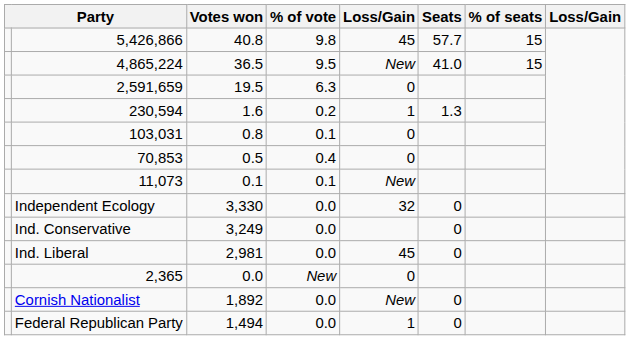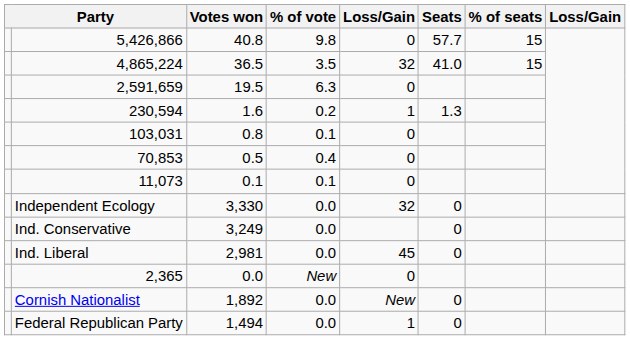(407, 40) 45 -> (411, 40) 0
(326, 64) 9.5 -> (326, 64) 3.5
(400, 64) New -> (407, 64) 32
(400, 182) New -> (411, 182) 0
